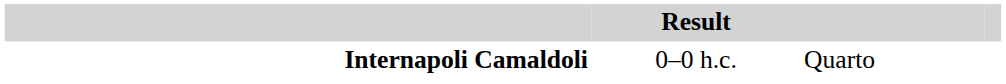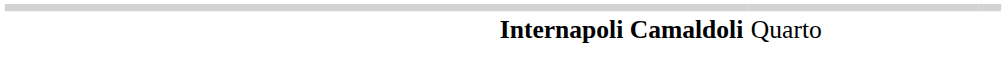- column: (696, 22)
